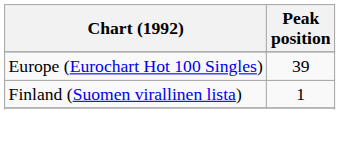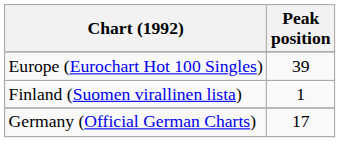+ row: (132, 121)
